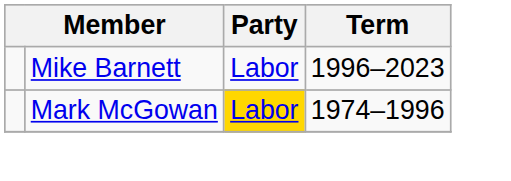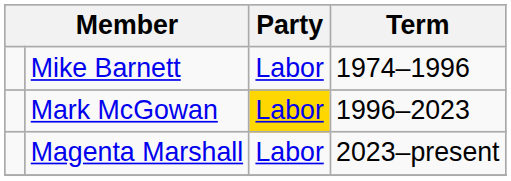(378, 68) 1996–2023 -> (403, 68) 1974–1996
(378, 110) 1974–1996 -> (403, 110) 1996–2023
+ row: (137, 152)
